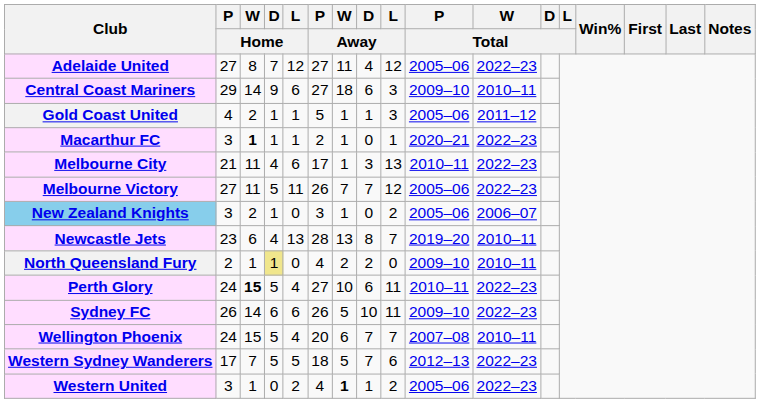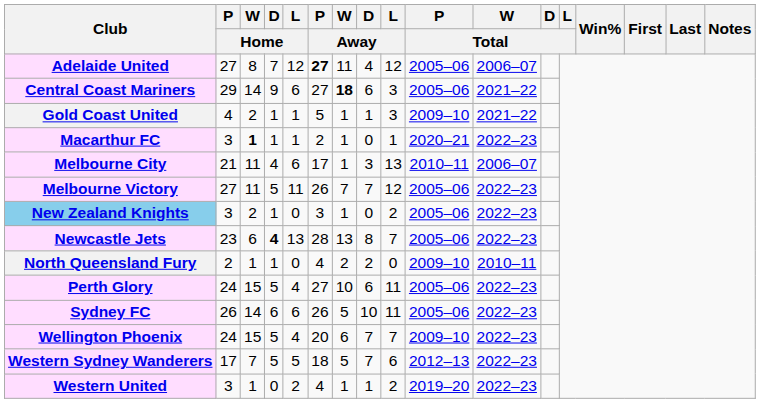(320, 66) normal -> (320, 66) bold
(507, 66) 2022–23 -> (507, 66) 2006–07
(344, 90) normal -> (344, 90) bold
(439, 90) 2009–10 -> (439, 90) 2005–06
(507, 90) 2010–11 -> (507, 90) 2021–22
(439, 115) 2005–06 -> (439, 115) 2009–10
(507, 115) 2011–12 -> (507, 115) 2021–22
(507, 164) 2022–23 -> (507, 164) 2006–07
(507, 213) 2006–07 -> (507, 213) 2022–23
(274, 238) normal -> (274, 238) bold
(439, 238) 2019–20 -> (439, 238) 2005–06
(507, 238) 2010–11 -> (507, 238) 2022–23
(274, 262) khaki background -> (274, 262) no background
(253, 287) bold -> (253, 287) normal
(439, 287) 2010–11 -> (439, 287) 2005–06
(439, 312) 2009–10 -> (439, 312) 2005–06
(439, 336) 2007–08 -> (439, 336) 2009–10
(507, 336) 2010–11 -> (507, 336) 2022–23
(344, 386) bold -> (344, 386) normal
(439, 386) 2005–06 -> (439, 386) 2019–20
